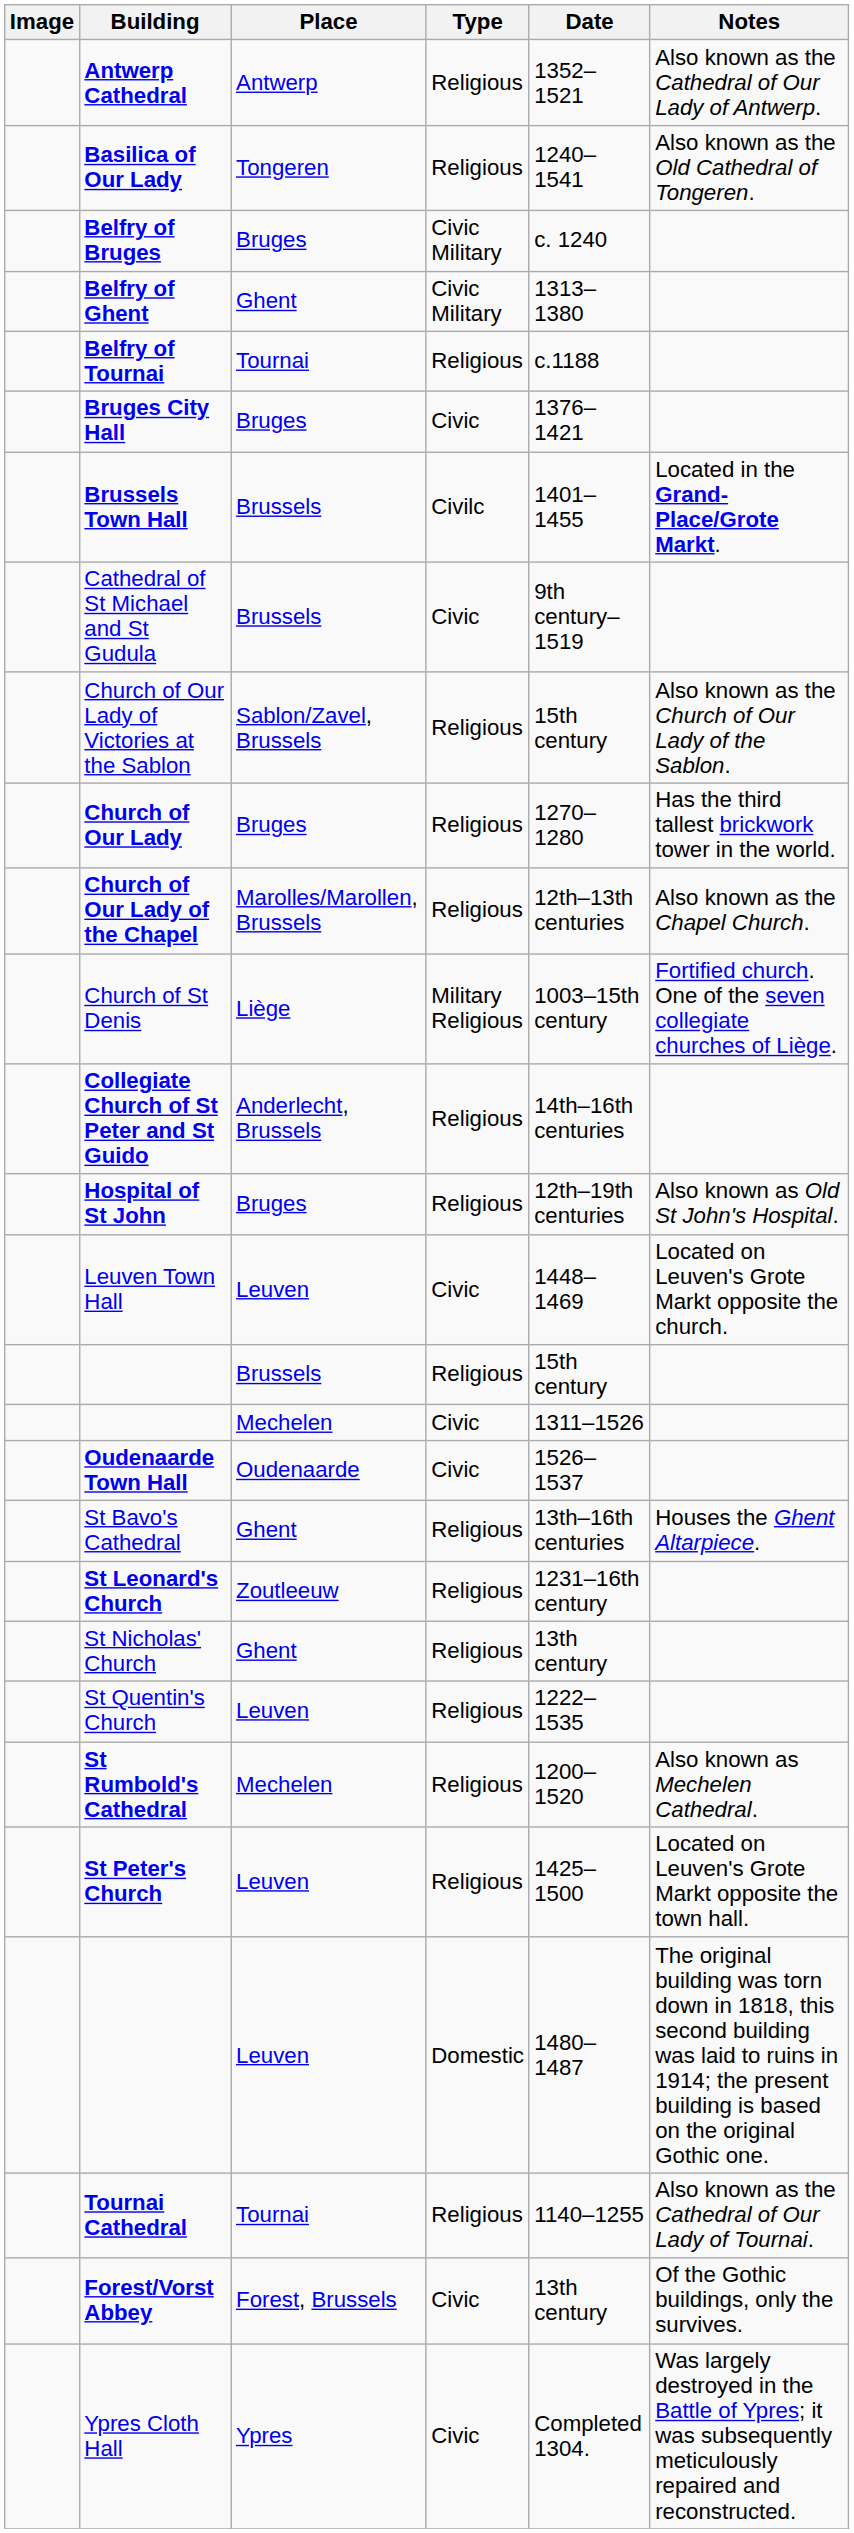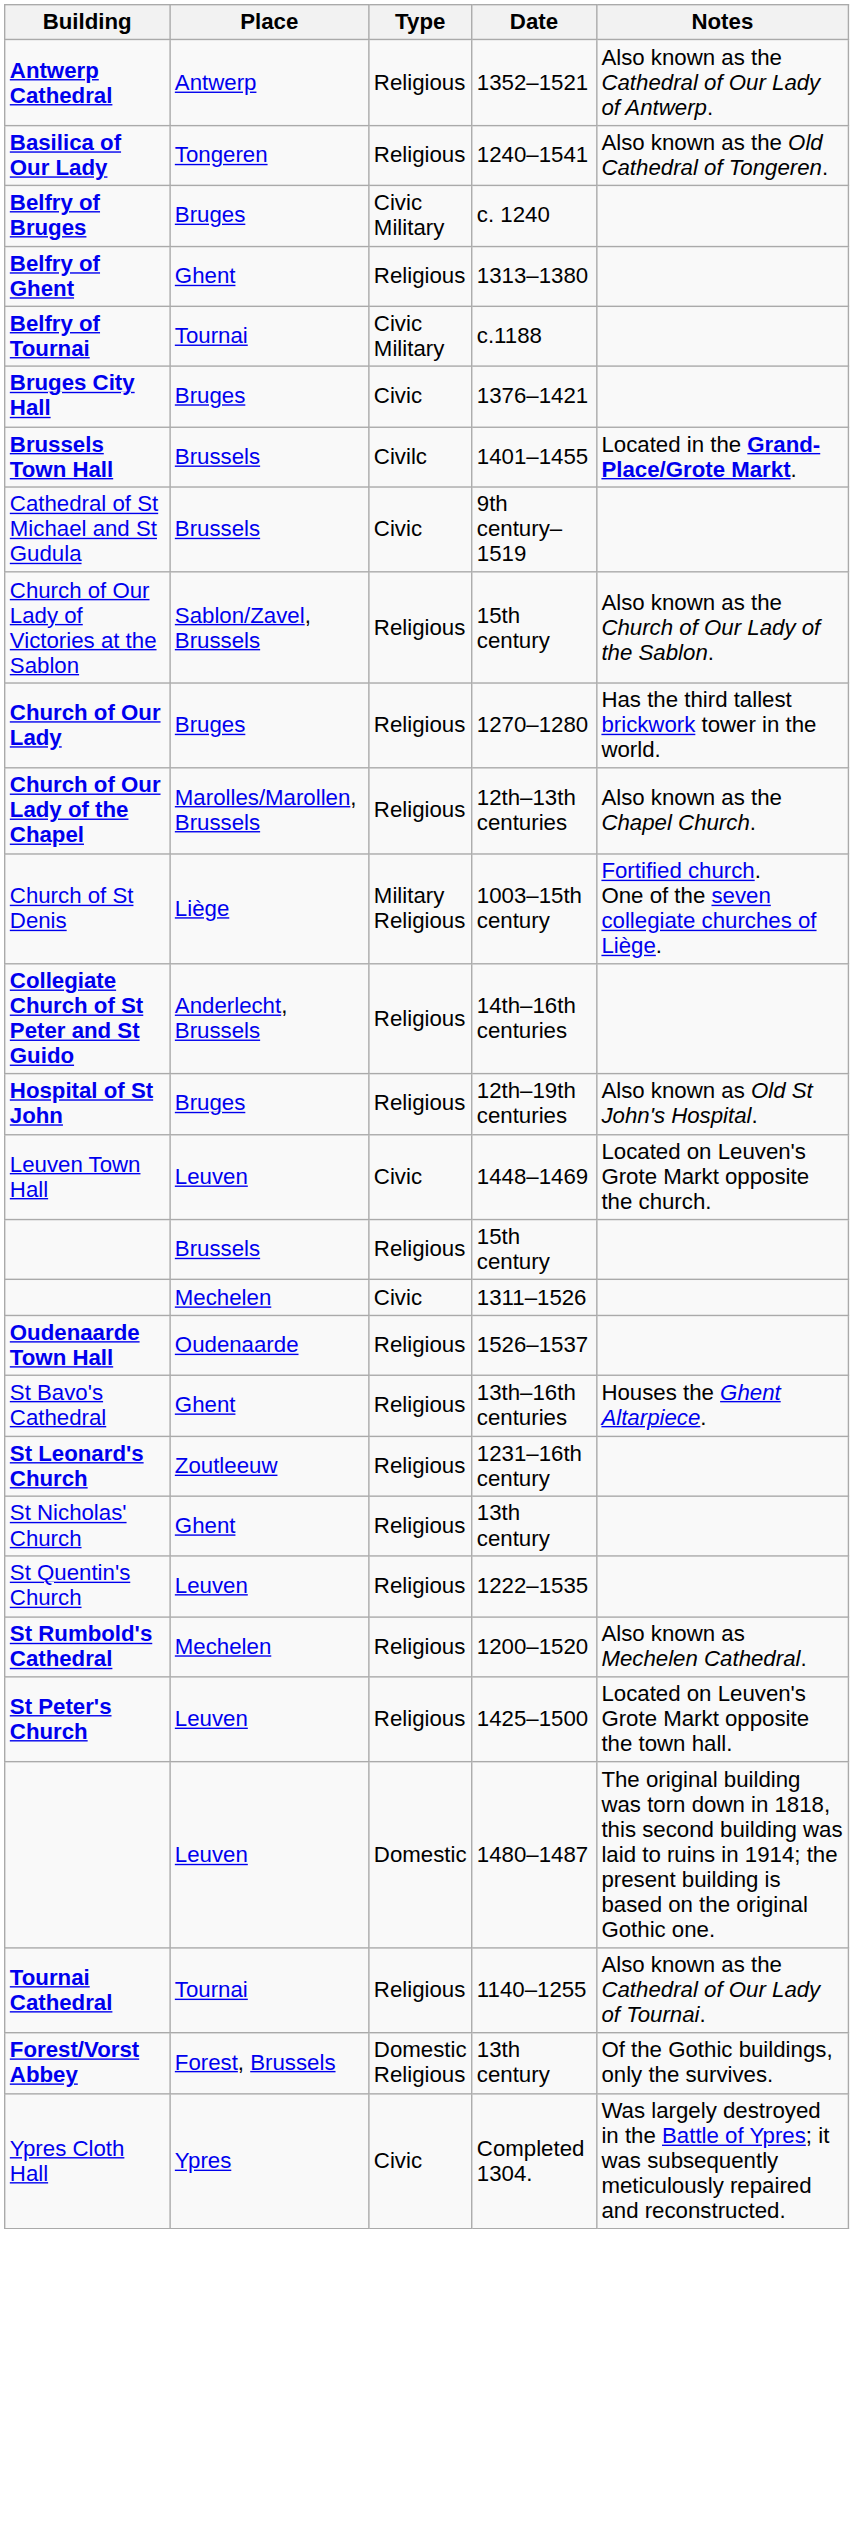- column: (42, 22)
(467, 300) Civic Military -> (420, 275) Religious
(477, 361) Religious -> (409, 336) Civic Military
(455, 1470) Civic -> (420, 1345) Religious
(455, 2300) Civic -> (420, 2062) Domestic Religious
